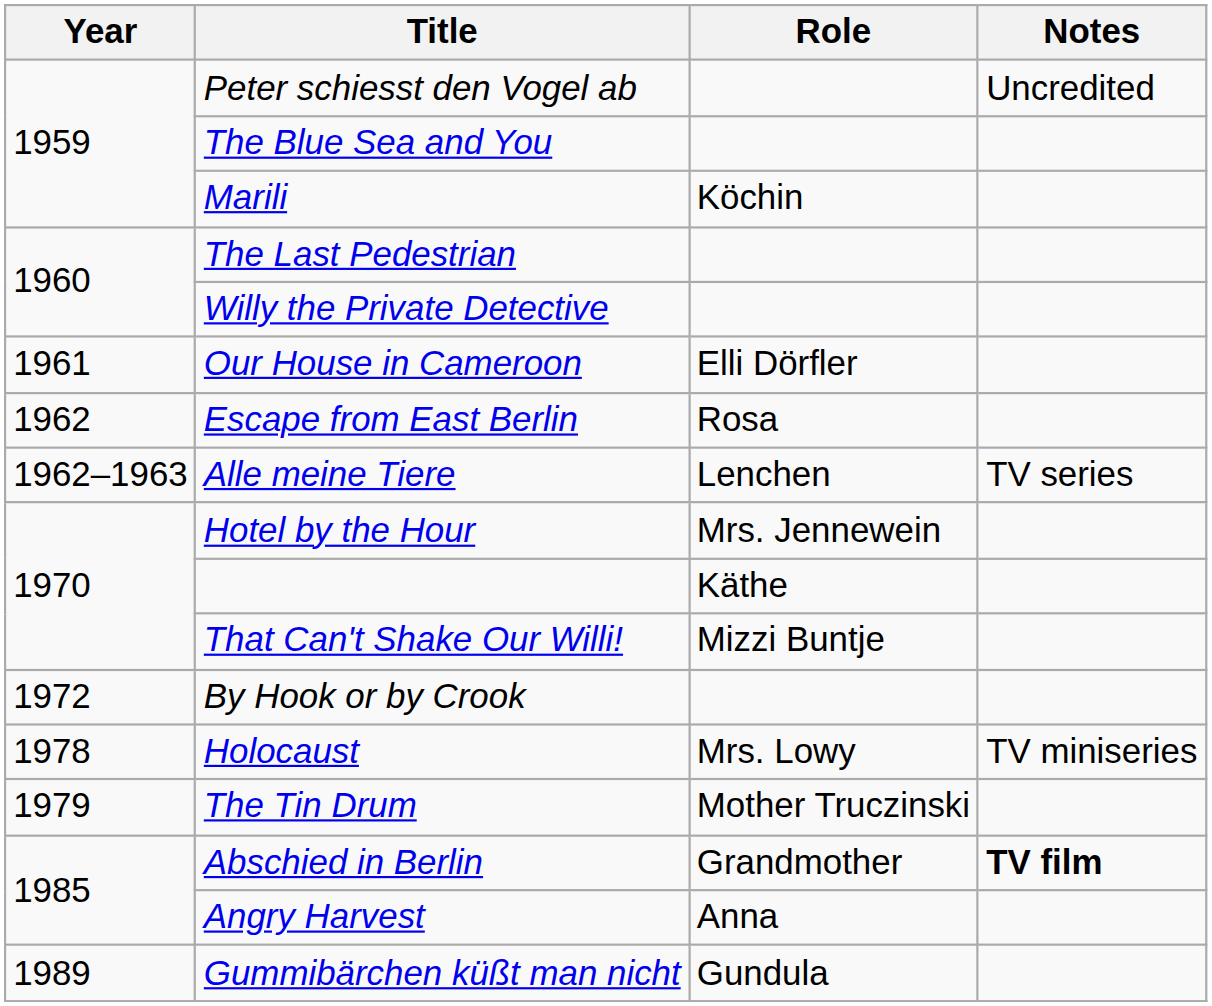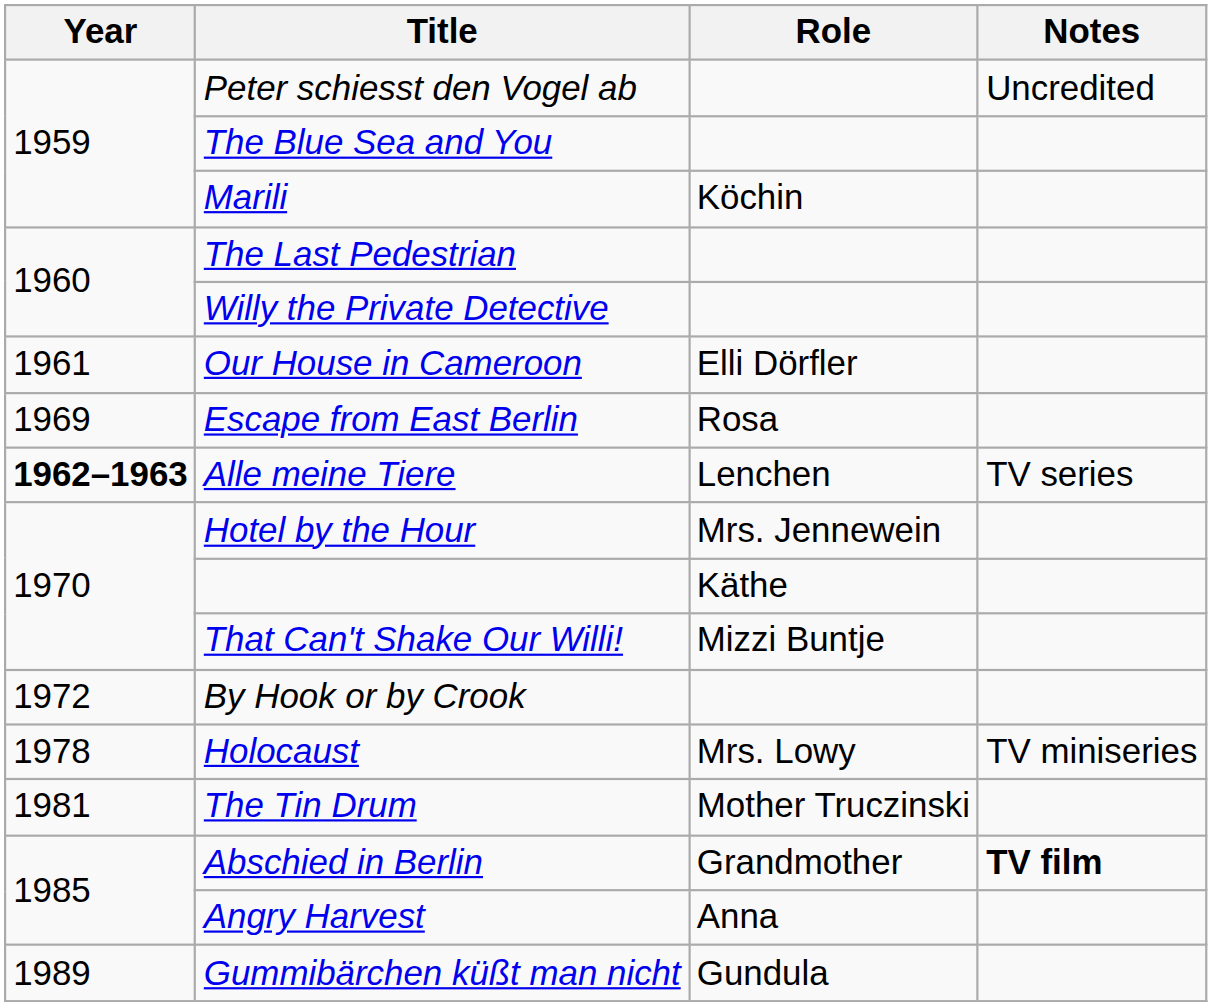(52, 419) 1962 -> (52, 419) 1969
(100, 474) normal -> (100, 474) bold
(52, 806) 1979 -> (52, 806) 1981
